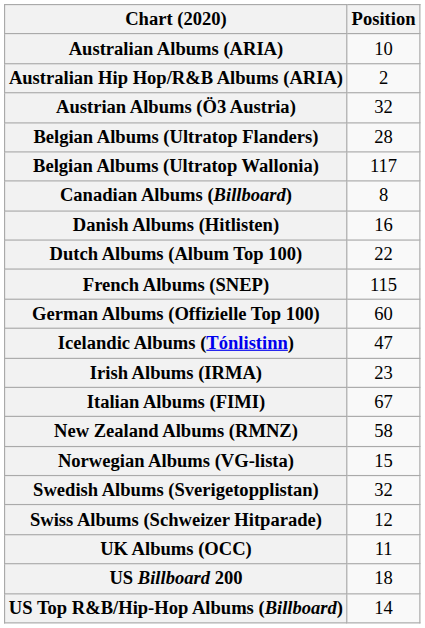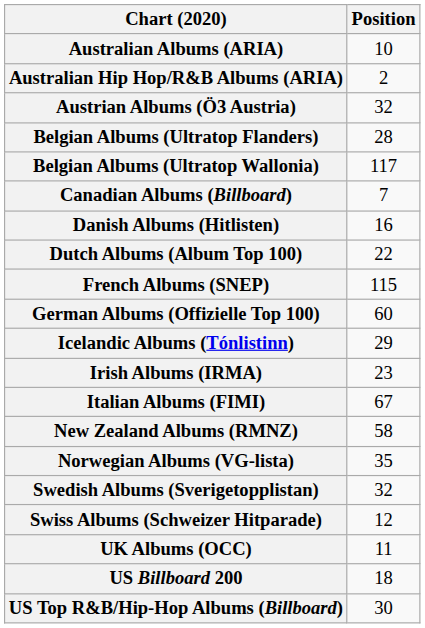(384, 195) 8 -> (384, 195) 7
(384, 343) 47 -> (384, 343) 29
(384, 460) 15 -> (384, 460) 35
(384, 607) 14 -> (384, 607) 30
